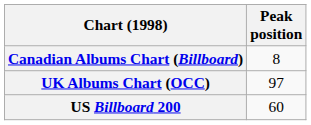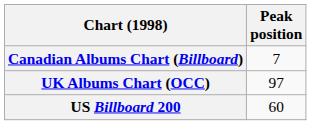(276, 58) 8 -> (276, 58) 7
